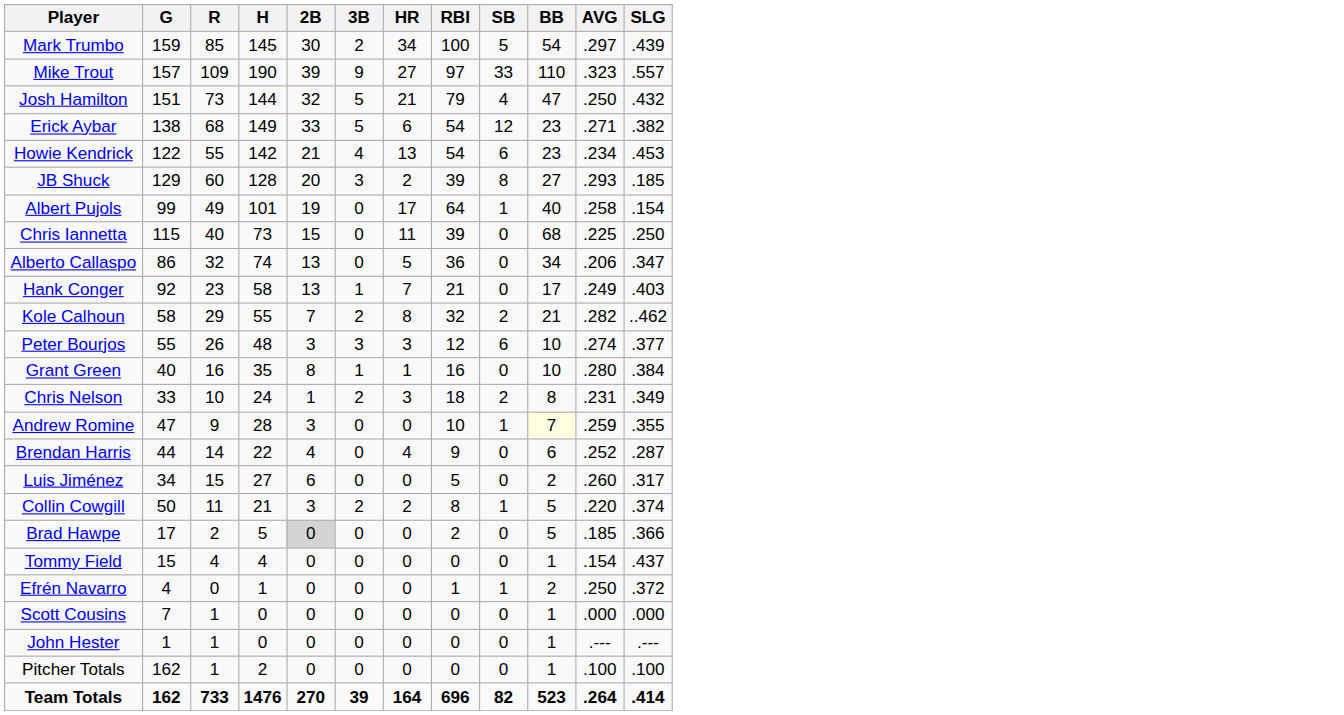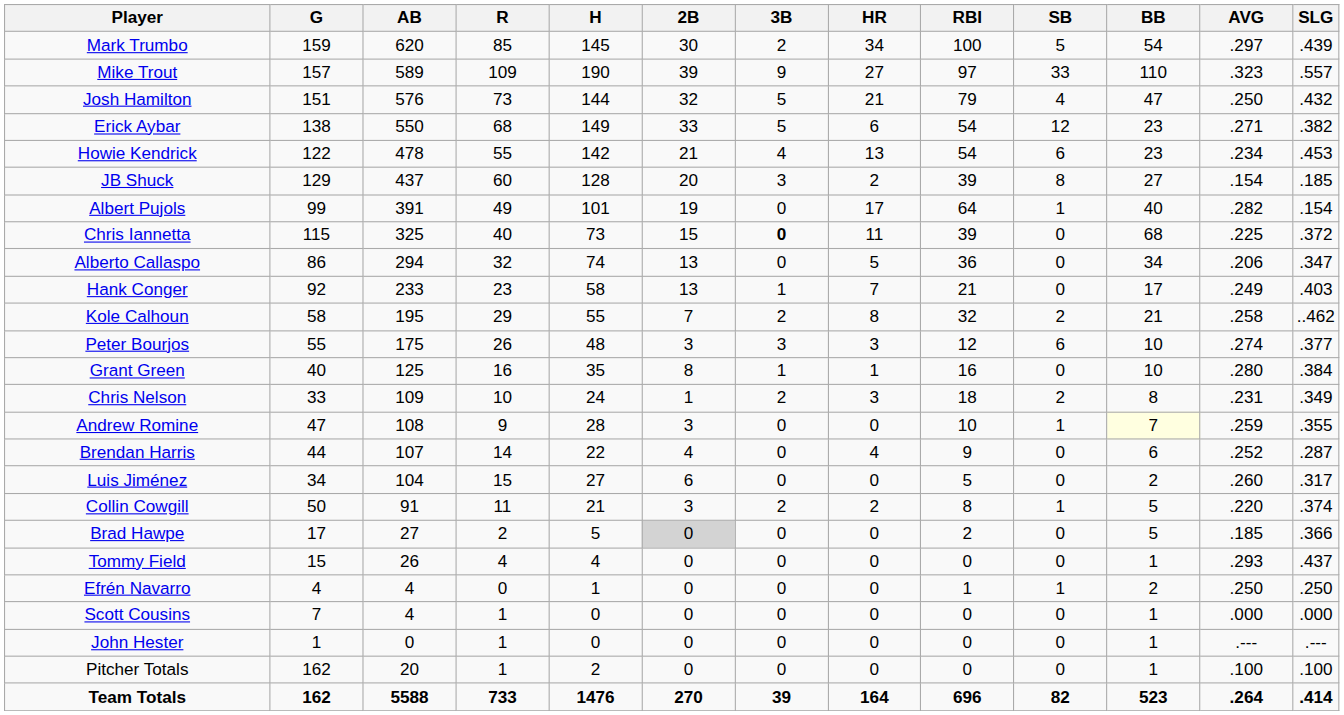+ column: (409, 18)
(600, 180) .293 -> (1246, 180) .154
(600, 208) .258 -> (1246, 208) .282
(359, 235) normal -> (781, 235) bold
(648, 235) .250 -> (1316, 235) .372
(600, 316) .282 -> (1246, 316) .258
(600, 561) .154 -> (1246, 561) .293
(648, 588) .372 -> (1316, 588) .250
